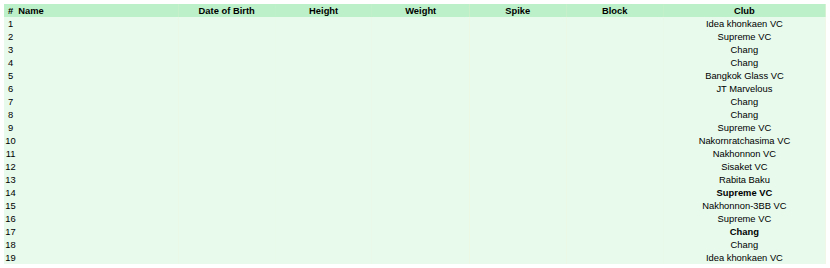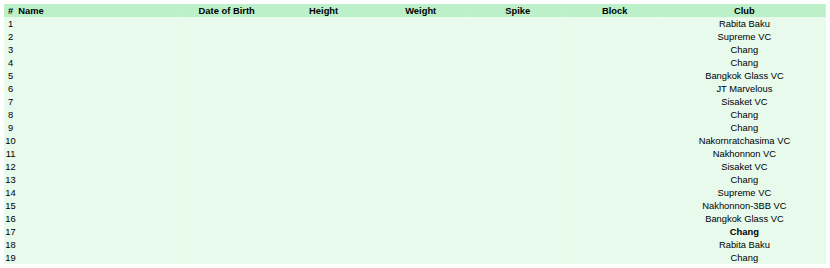(744, 23) Idea khonkaen VC -> (744, 23) Rabita Baku
(744, 101) Chang -> (744, 101) Sisaket VC
(744, 127) Supreme VC -> (744, 127) Chang
(744, 179) Rabita Baku -> (744, 179) Chang
(744, 192) bold -> (744, 192) normal
(744, 218) Supreme VC -> (744, 218) Bangkok Glass VC
(744, 244) Chang -> (744, 244) Rabita Baku
(744, 257) Idea khonkaen VC -> (744, 257) Chang
